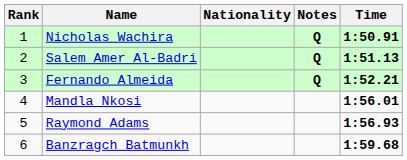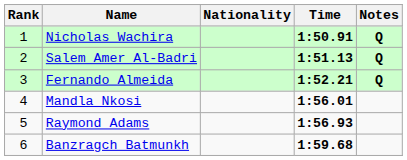columns swapped: (371, 15) <-> (317, 15)
